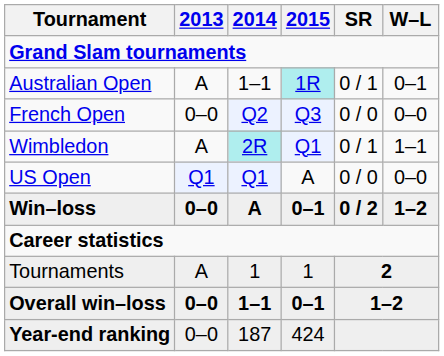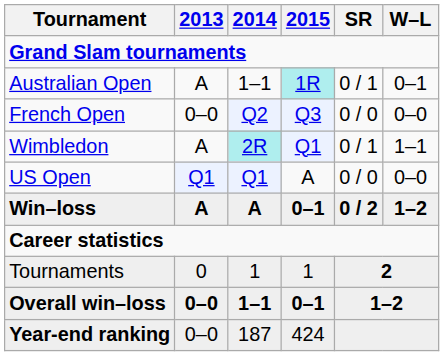(201, 209) 0–0 -> (201, 209) A
(201, 271) A -> (201, 271) 0
